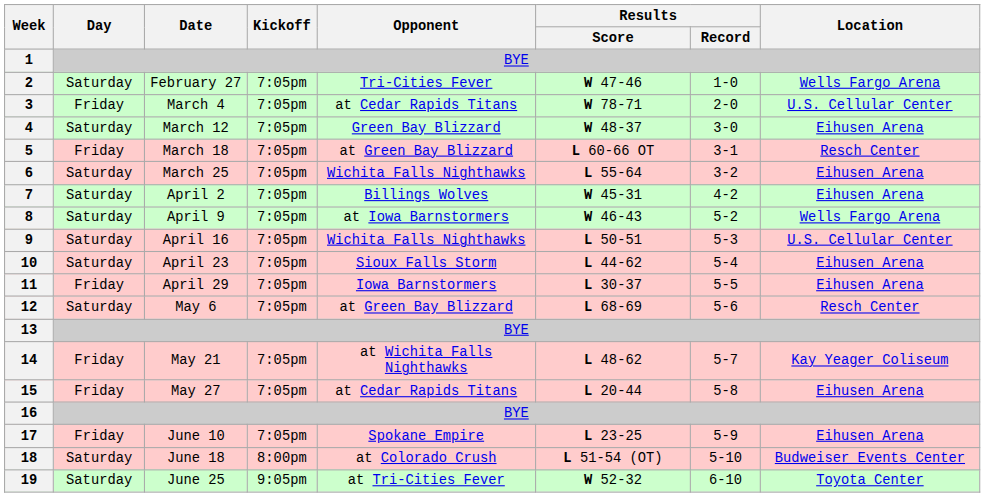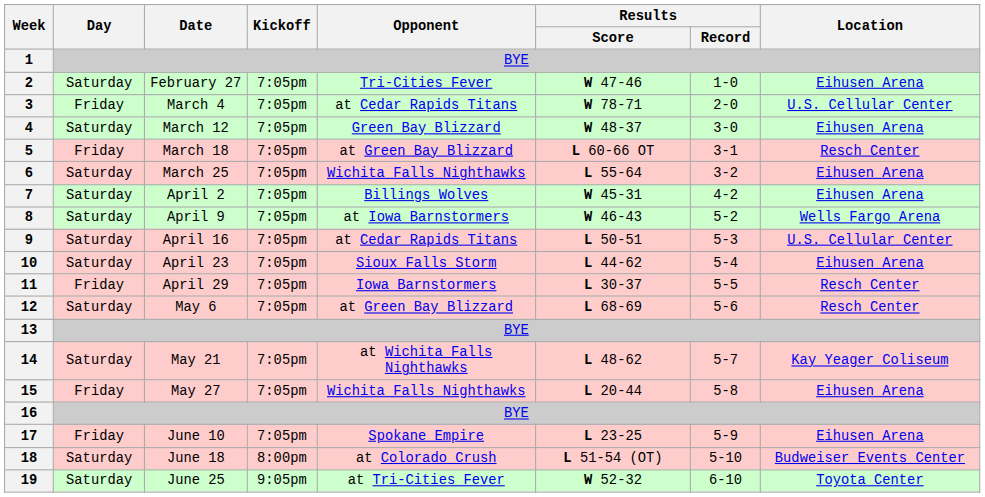(870, 83) Wells Fargo Arena -> (870, 83) Eihusen Arena
(426, 240) Wichita Falls Nighthawks -> (426, 240) at Cedar Rapids Titans
(870, 285) Eihusen Arena -> (870, 285) Resch Center
(99, 361) Friday -> (99, 361) Saturday
(426, 391) at Cedar Rapids Titans -> (426, 391) Wichita Falls Nighthawks
